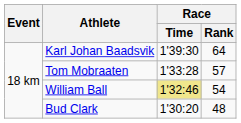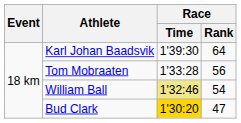(219, 71) 57 -> (219, 71) 56
(179, 109) no background -> (179, 109) gold background
(219, 109) 48 -> (219, 109) 47
